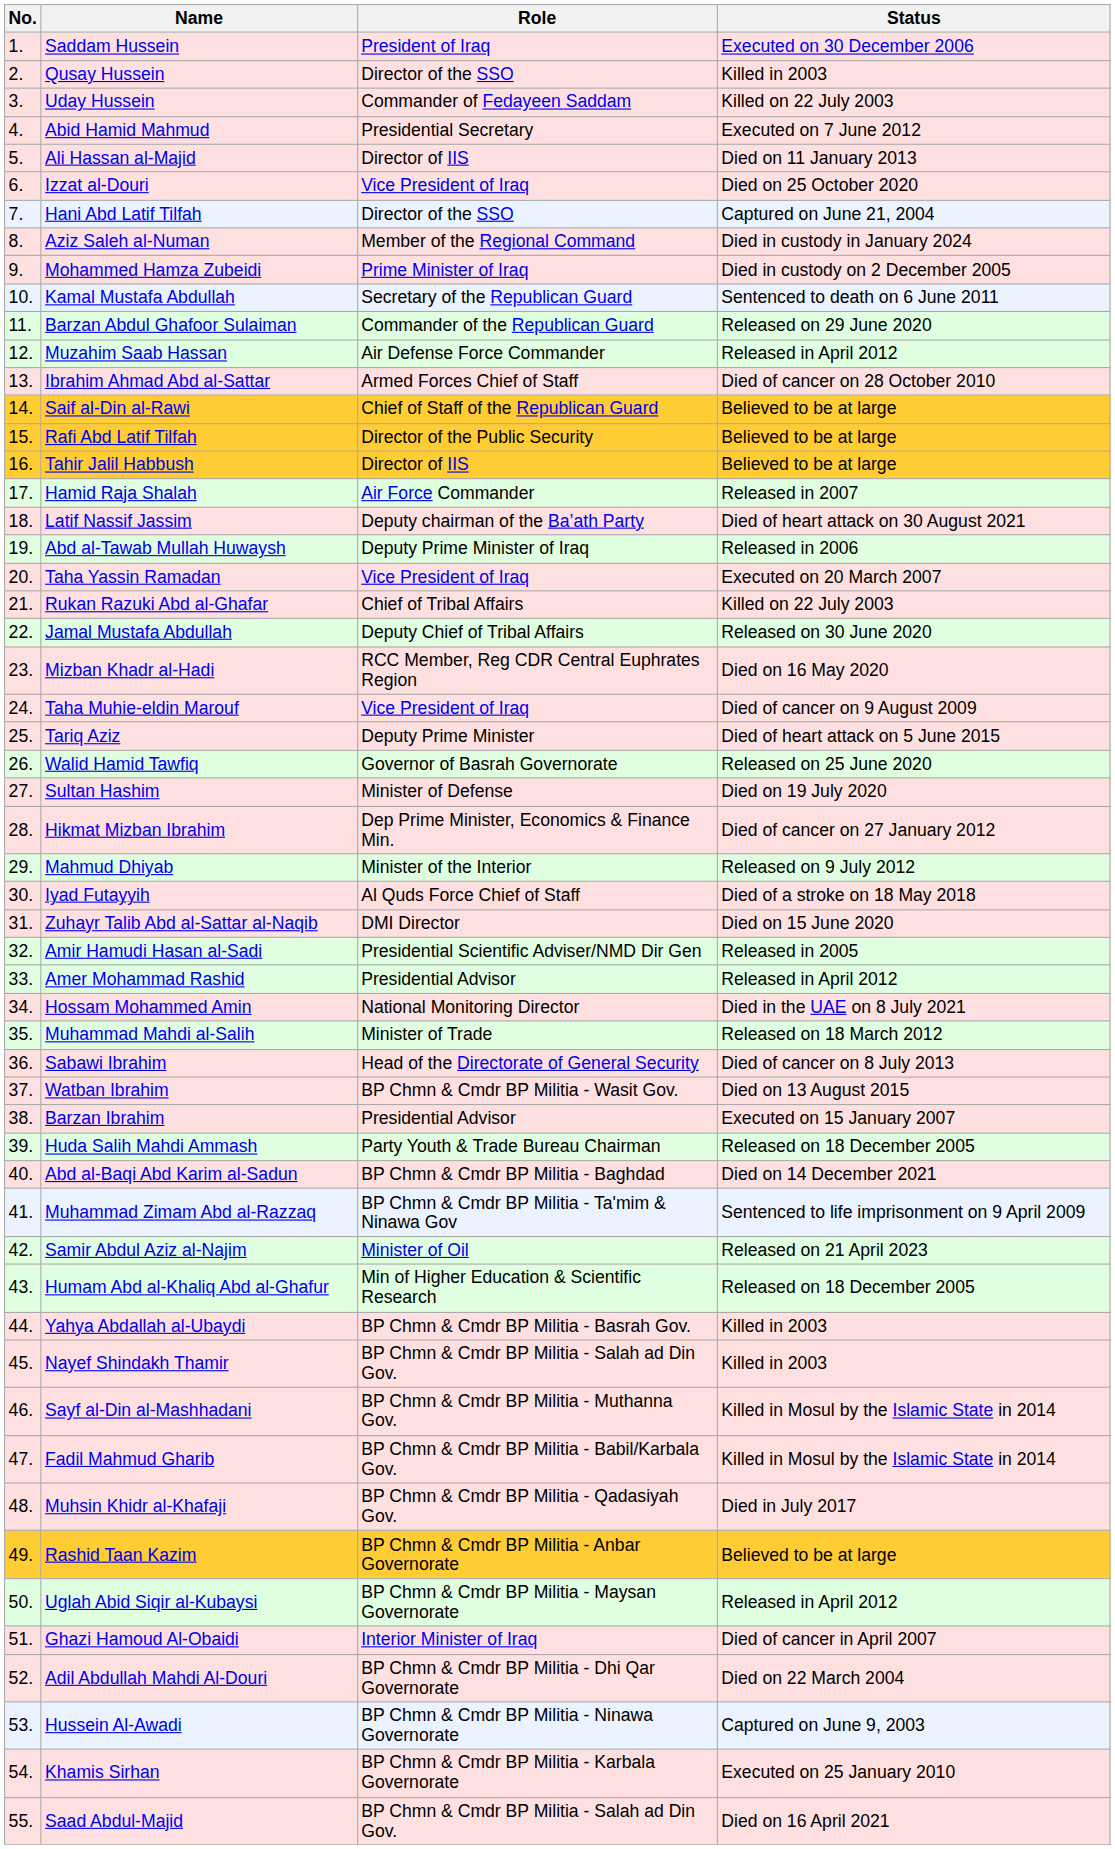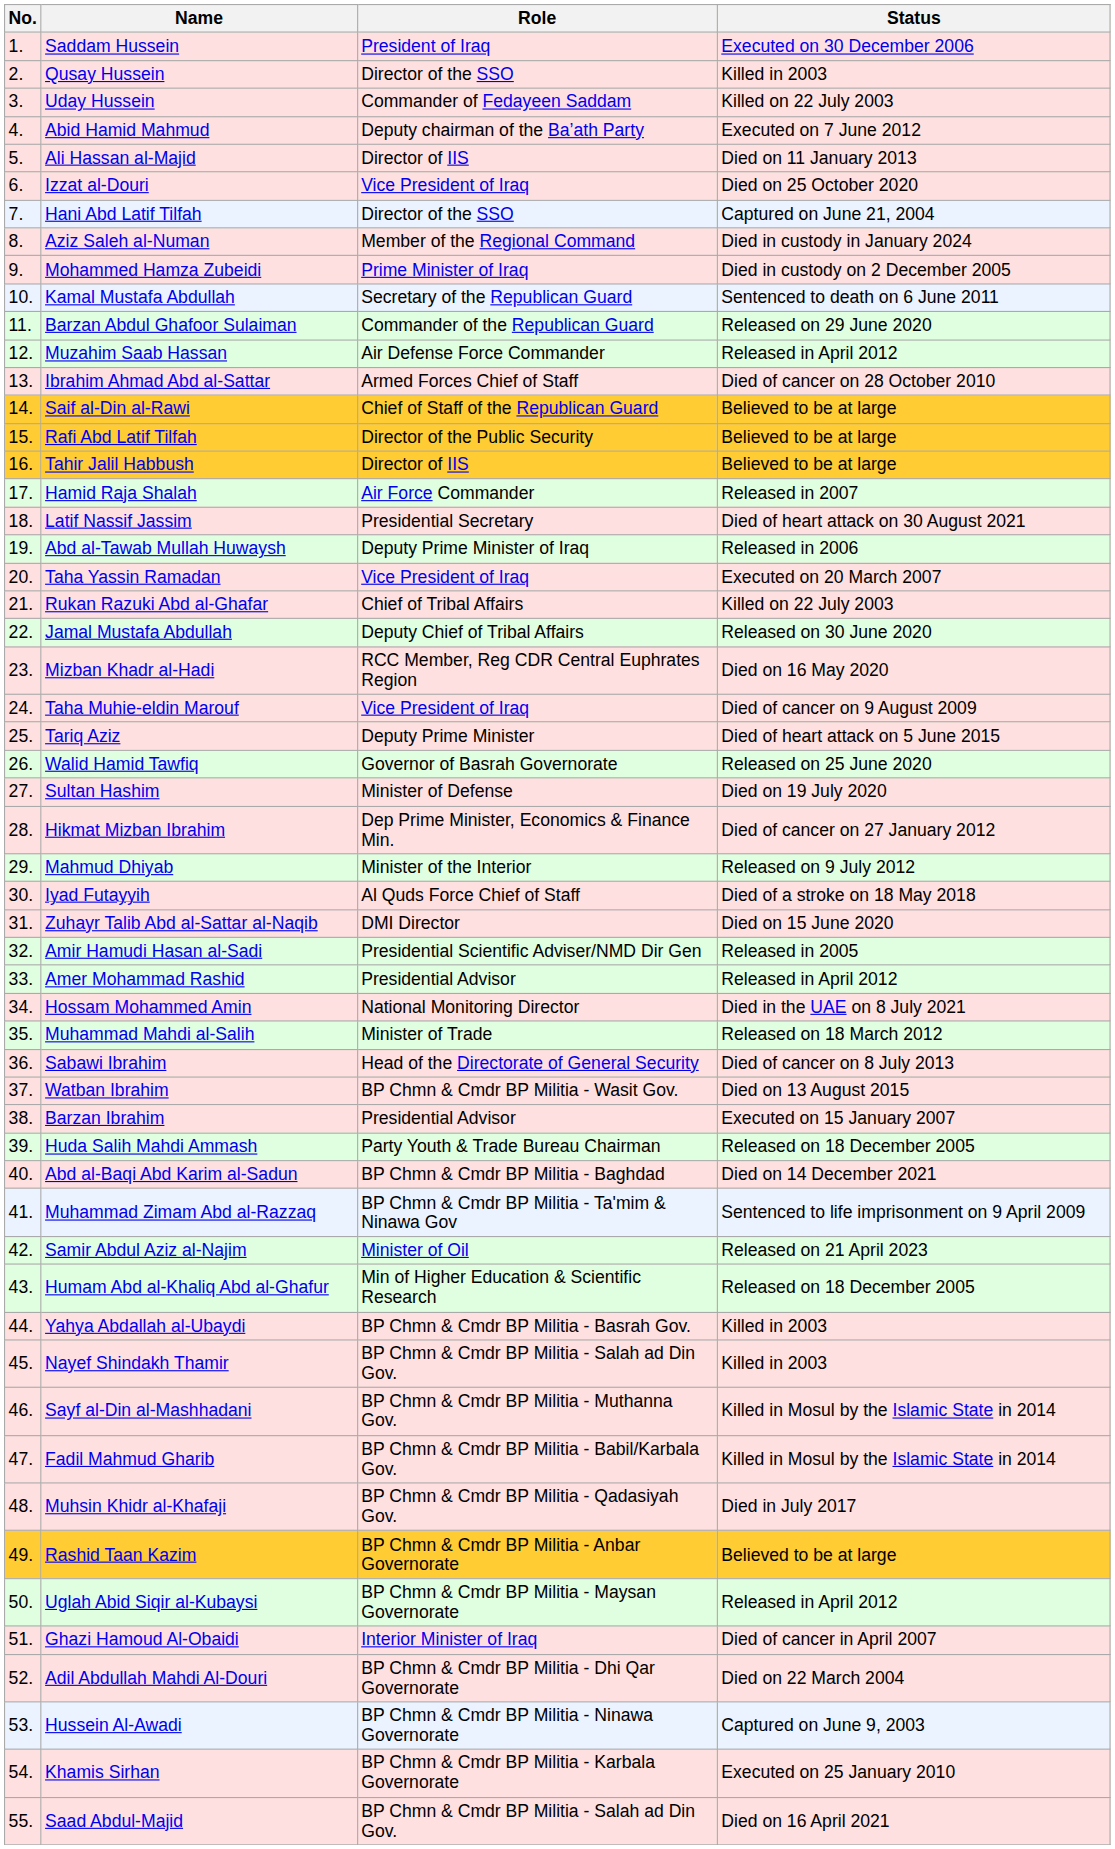(447, 130) Presidential Secretary -> (503, 130) Deputy chairman of the Ba’ath Party
(503, 520) Deputy chairman of the Ba’ath Party -> (447, 520) Presidential Secretary
